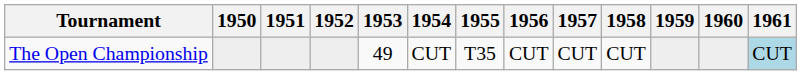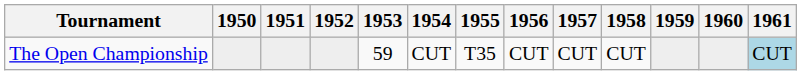(383, 53) 49 -> (383, 53) 59
